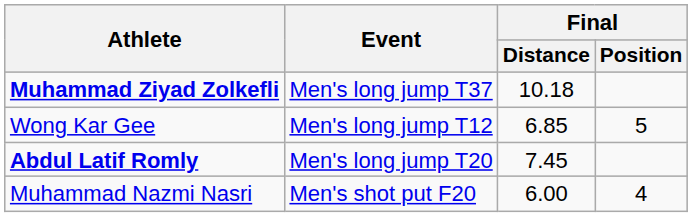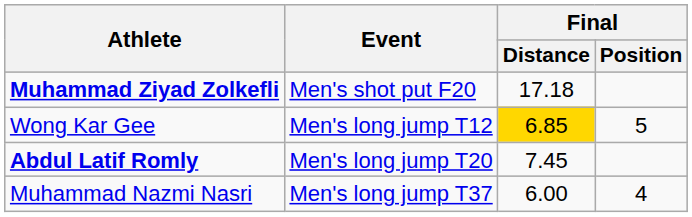(391, 90) Men's long jump T37 -> (383, 90) Men's shot put F20
(546, 90) 10.18 -> (546, 90) 17.18
(546, 125) no background -> (546, 125) gold background
(383, 195) Men's shot put F20 -> (391, 195) Men's long jump T37
